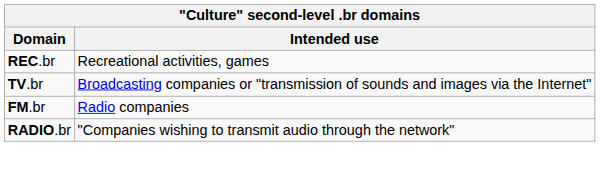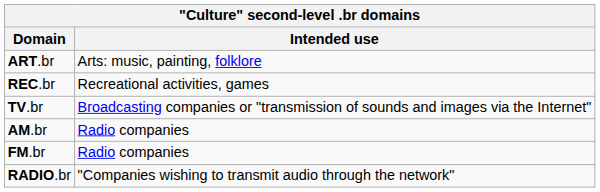+ row: (31, 61)
+ row: (27, 130)
